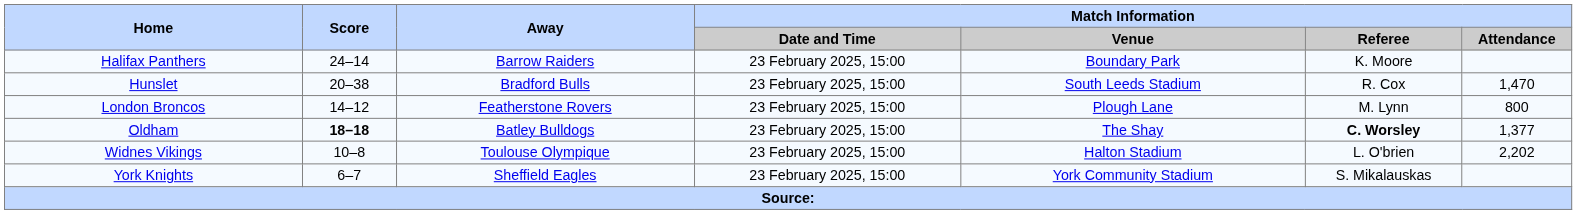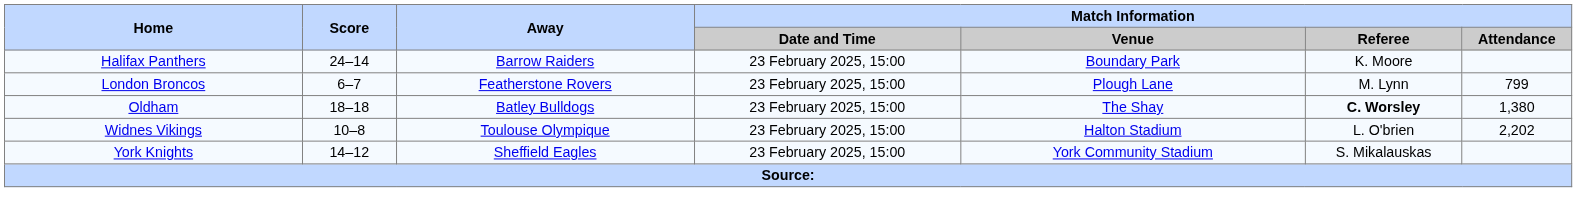- row: (153, 84)
(349, 107) 14–12 -> (349, 84) 6–7
(1517, 107) 800 -> (1517, 84) 799
(349, 130) bold -> (349, 107) normal
(1517, 130) 1,377 -> (1517, 107) 1,380
(349, 175) 6–7 -> (349, 152) 14–12
